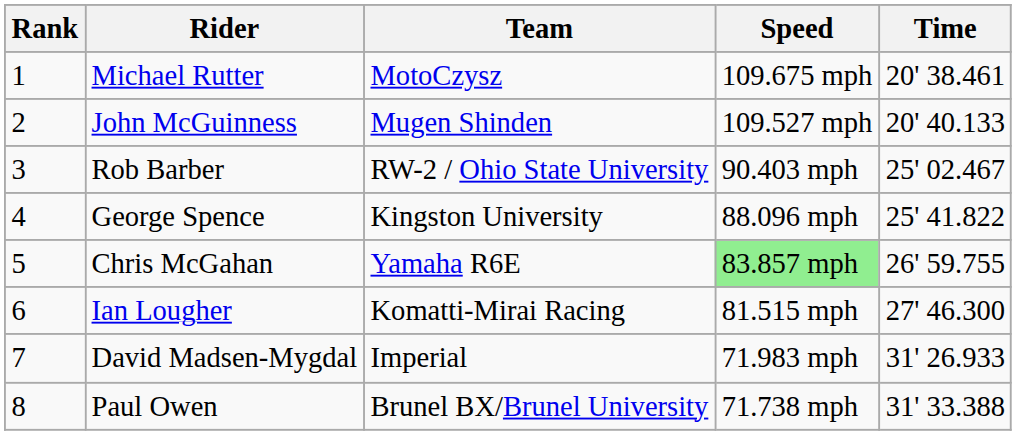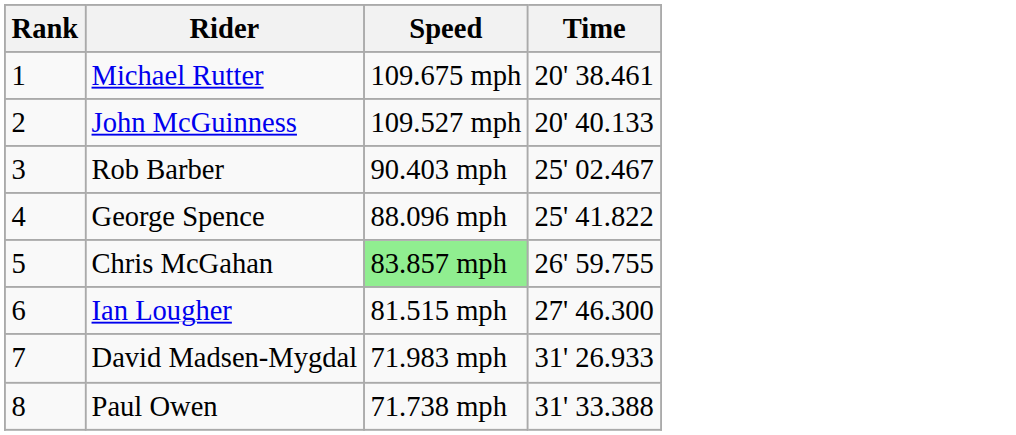- column: (539, 28)
